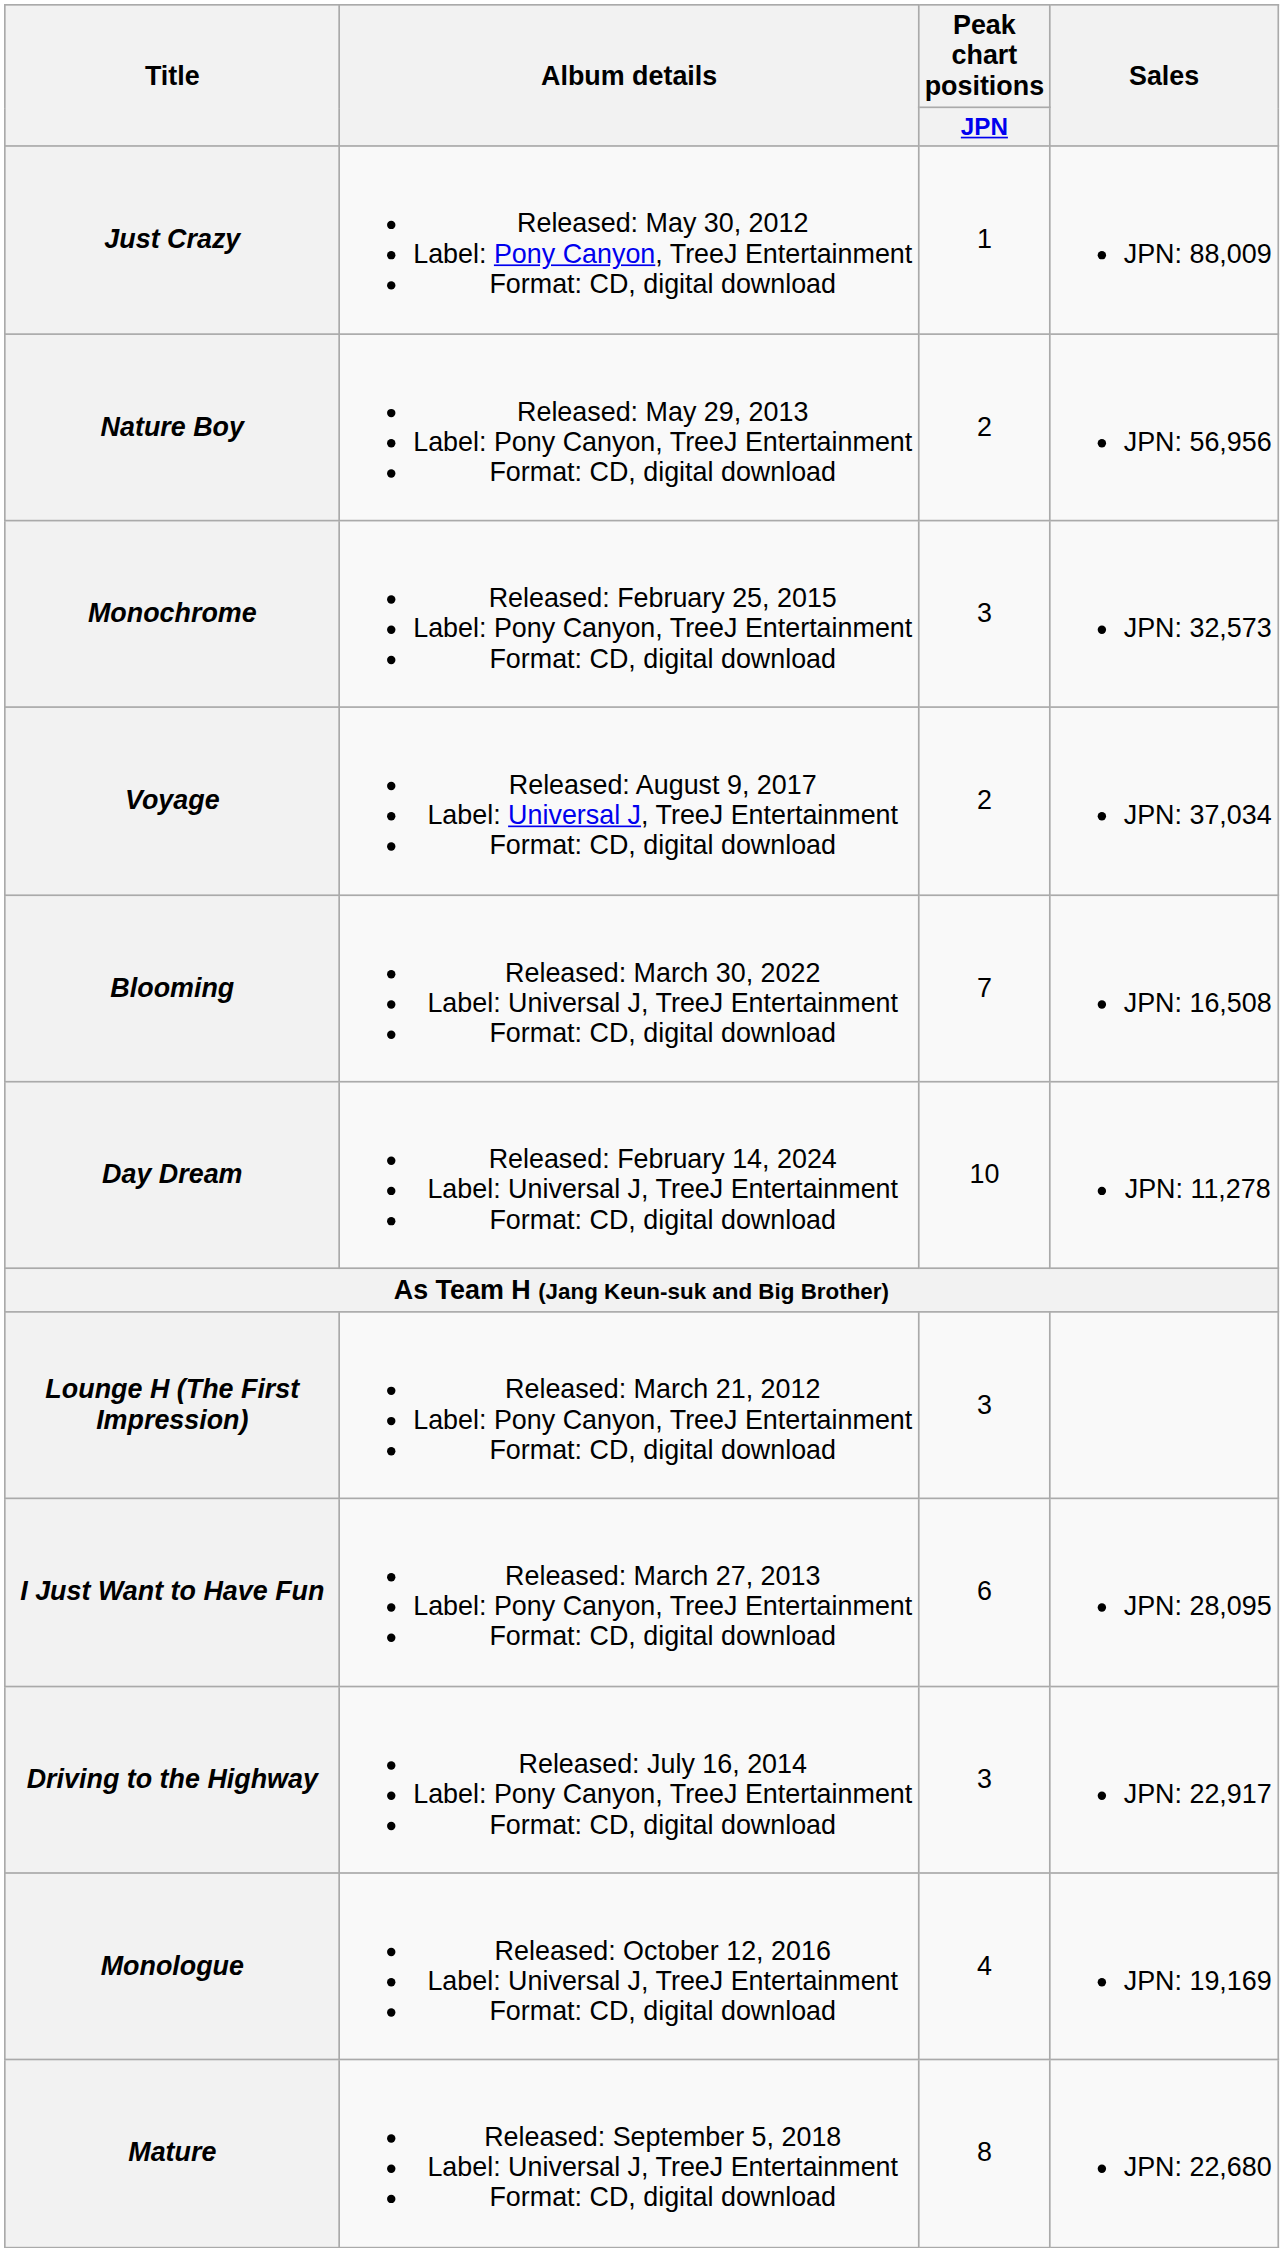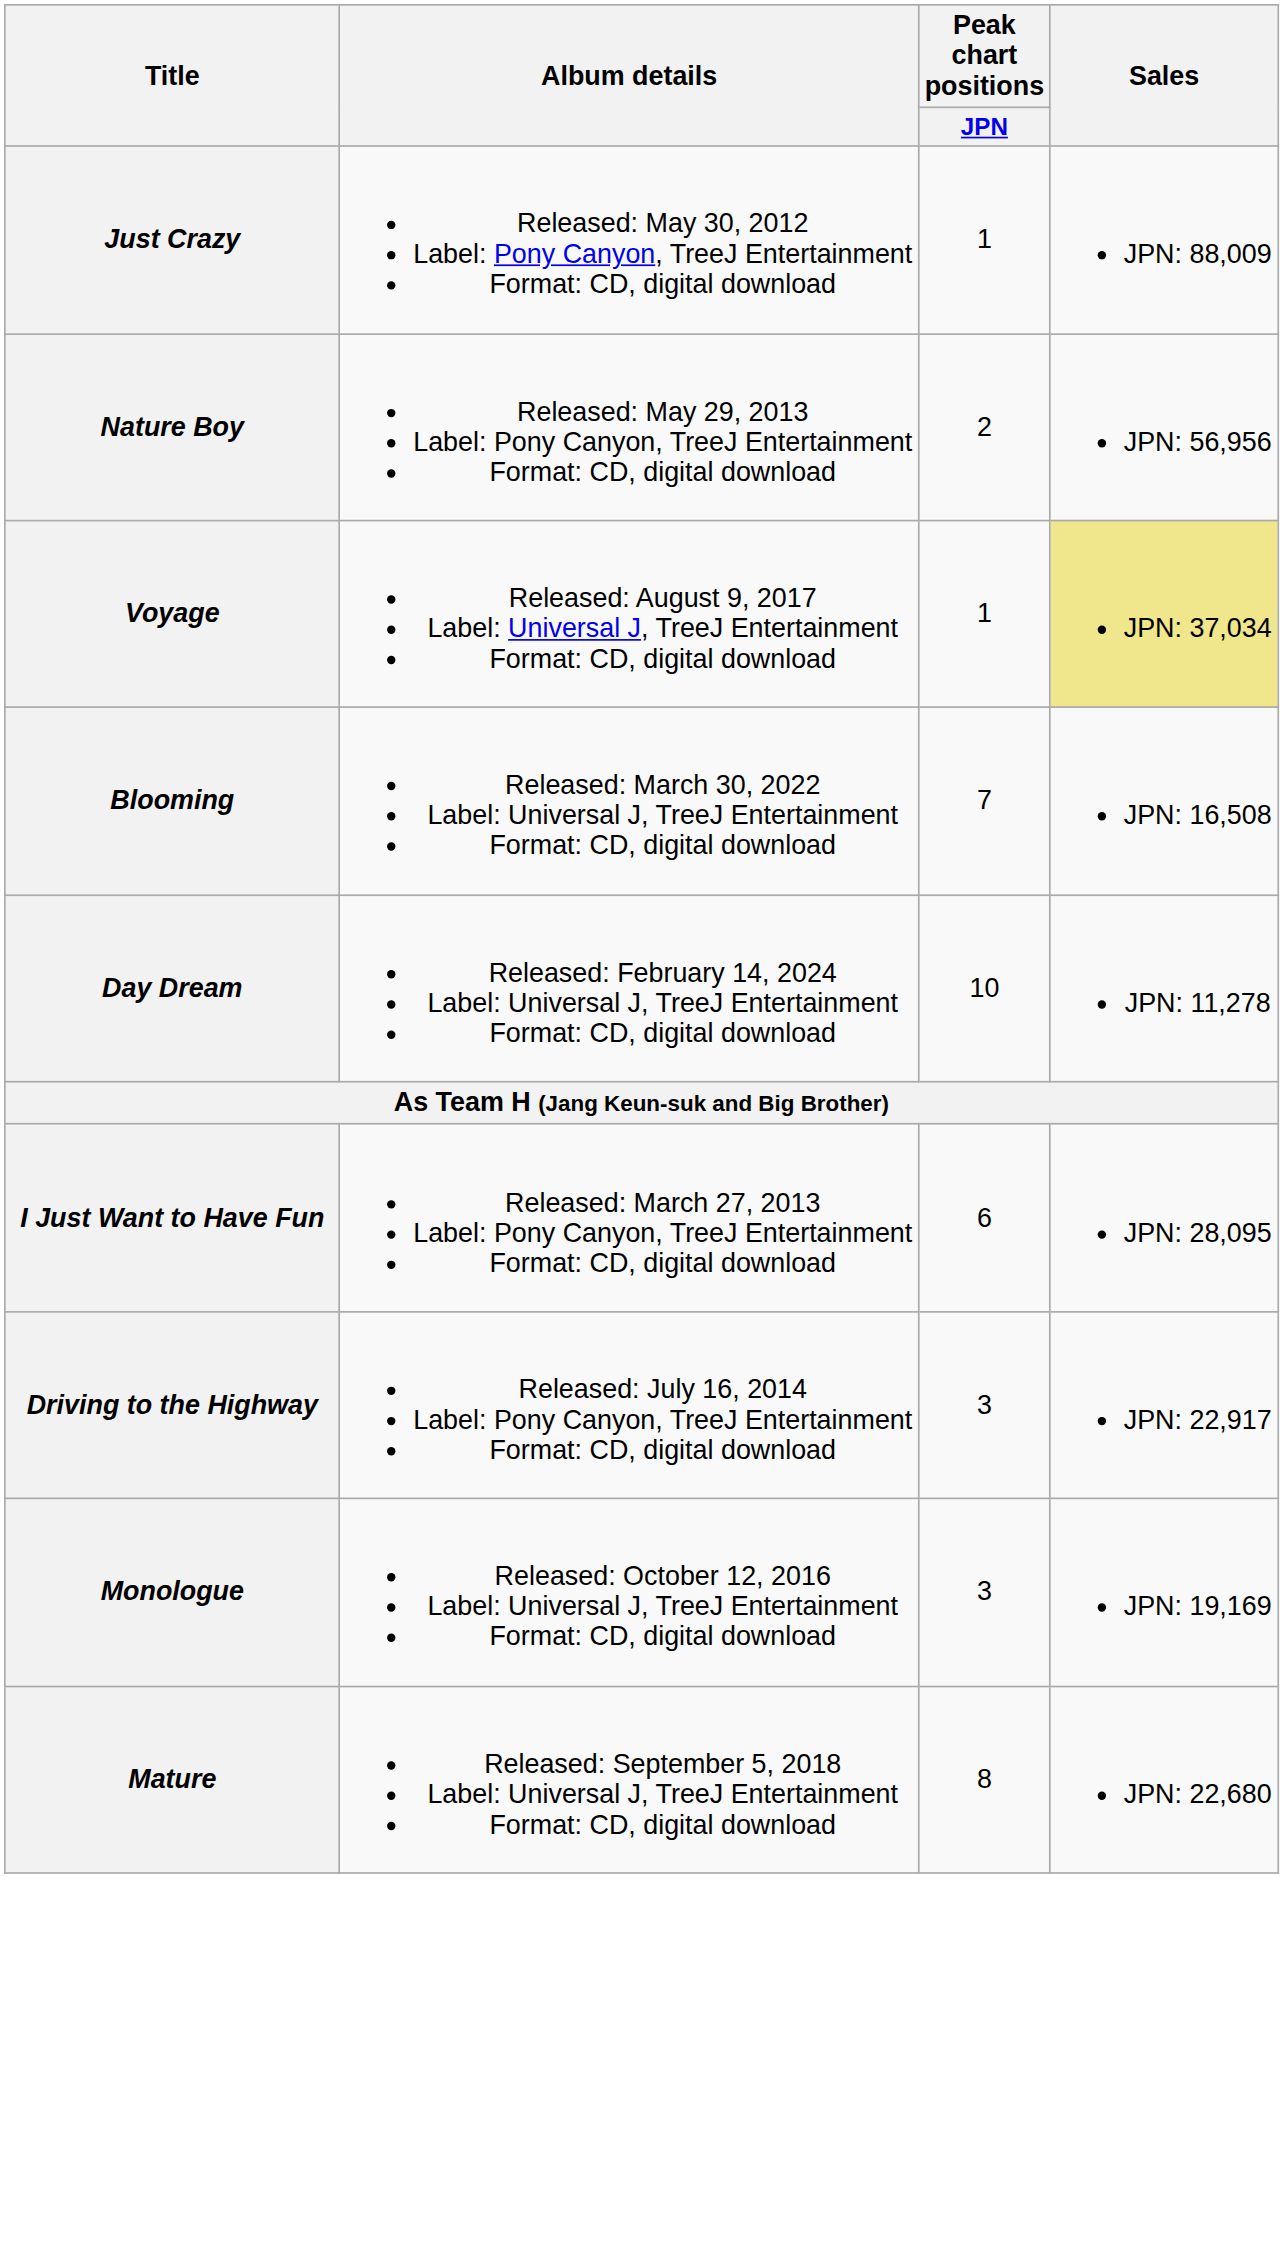- row: (172, 613)
(984, 800) 2 -> (984, 613) 1
(1164, 816) no background -> (1164, 629) khaki background
- row: (172, 1404)
(984, 1966) 4 -> (984, 1591) 3
